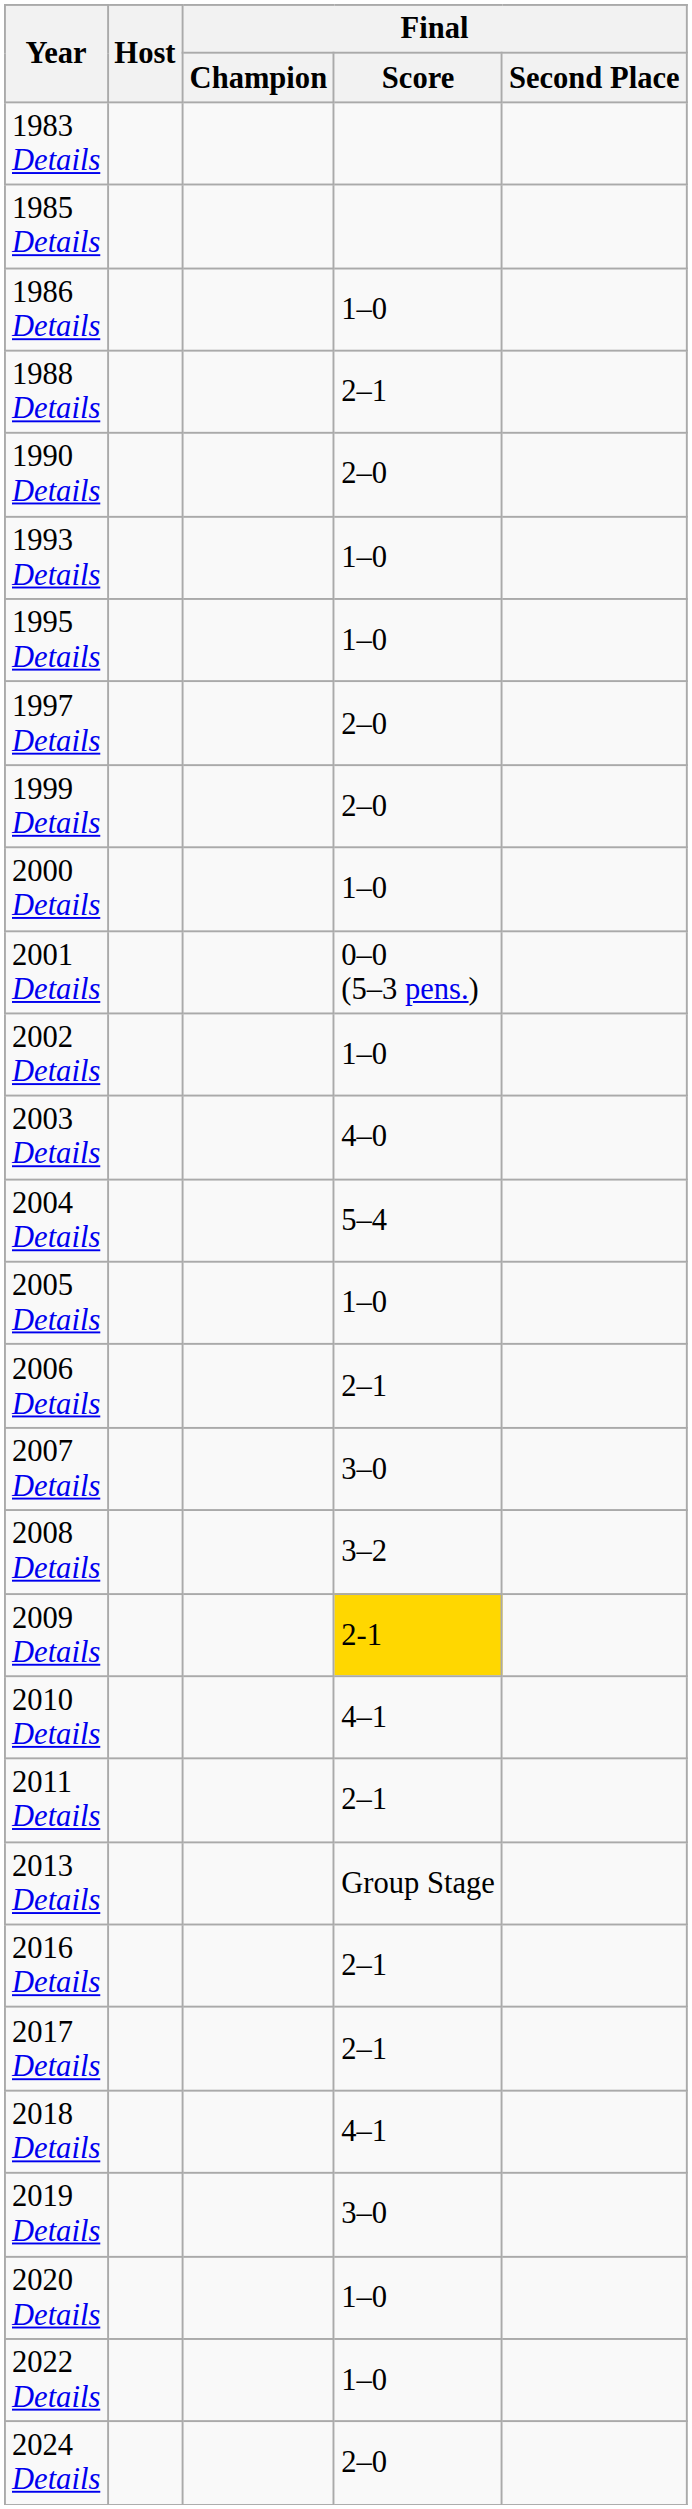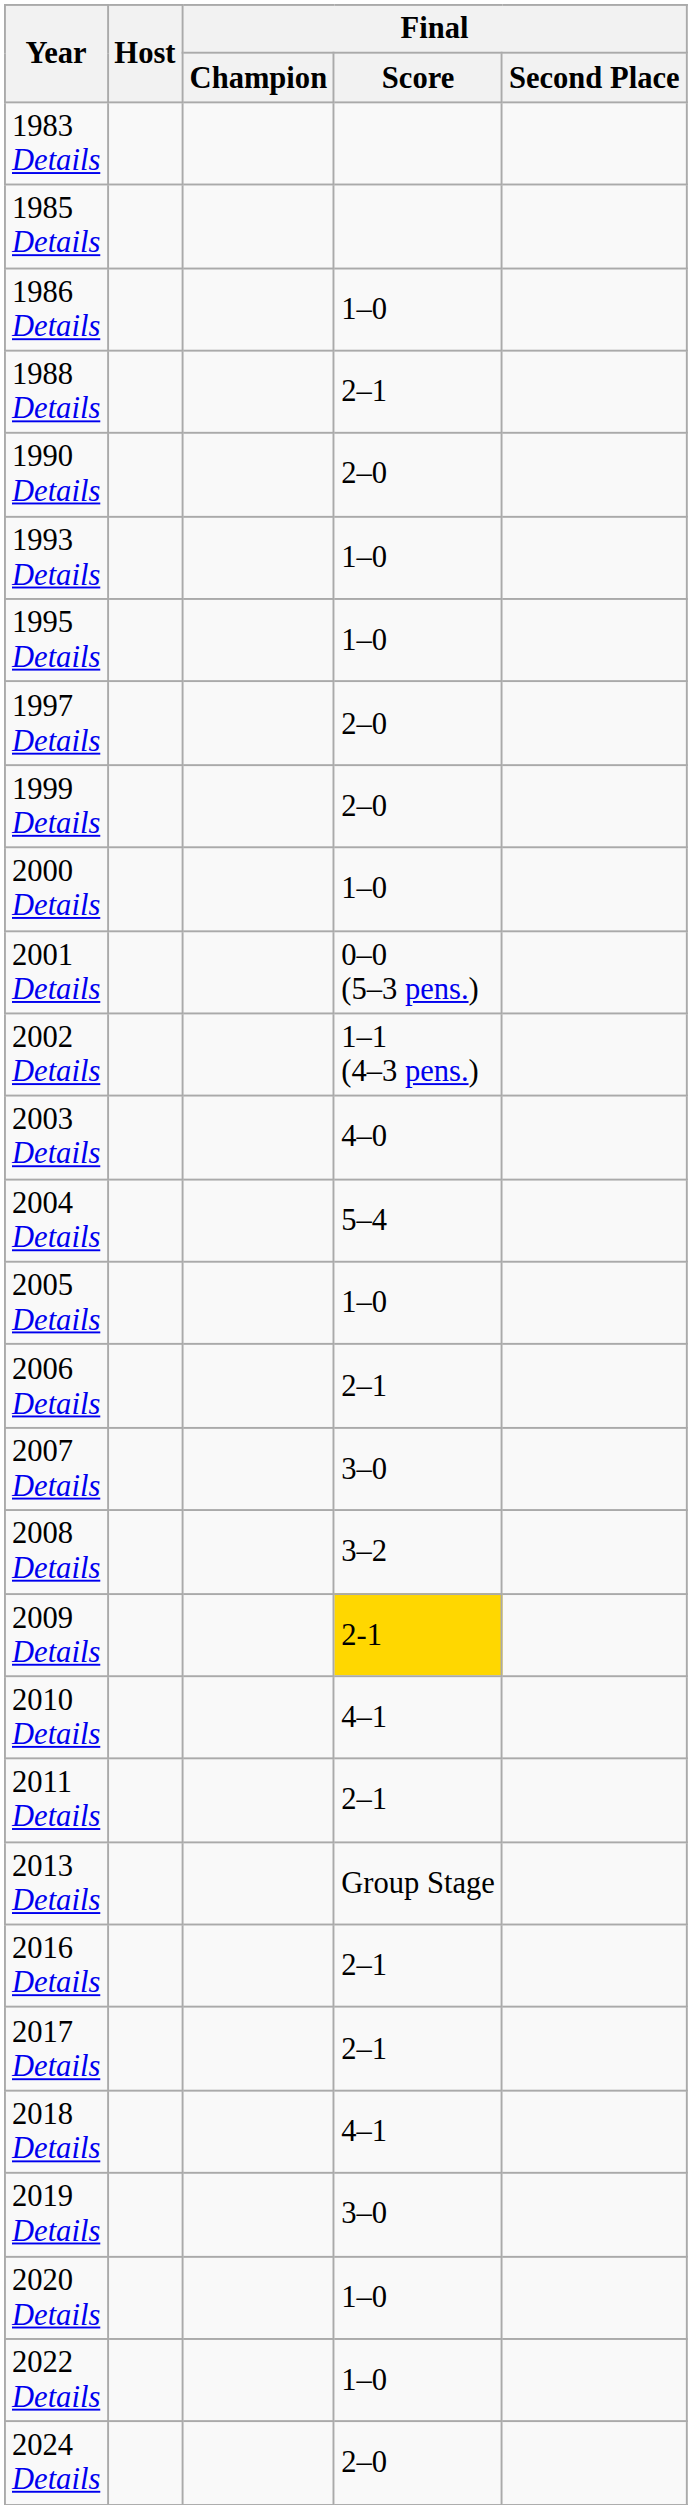(364, 1054) 1–0 -> (410, 1054) 1–1 (4–3 pens.)
